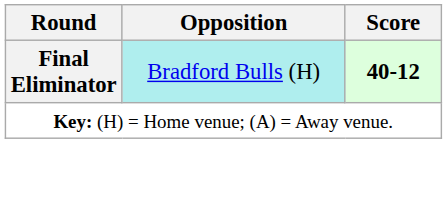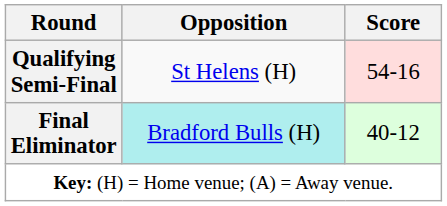+ row: (64, 71)
(393, 71) bold -> (393, 132) normal
